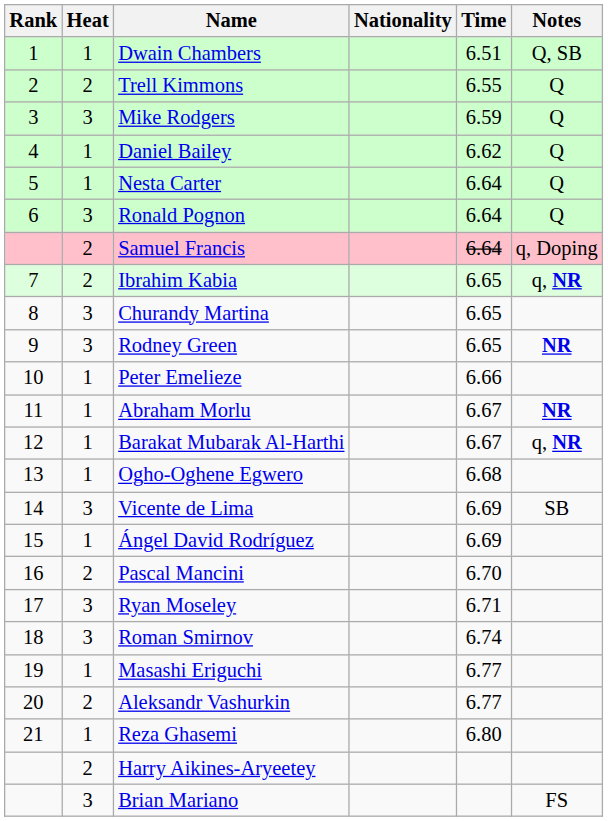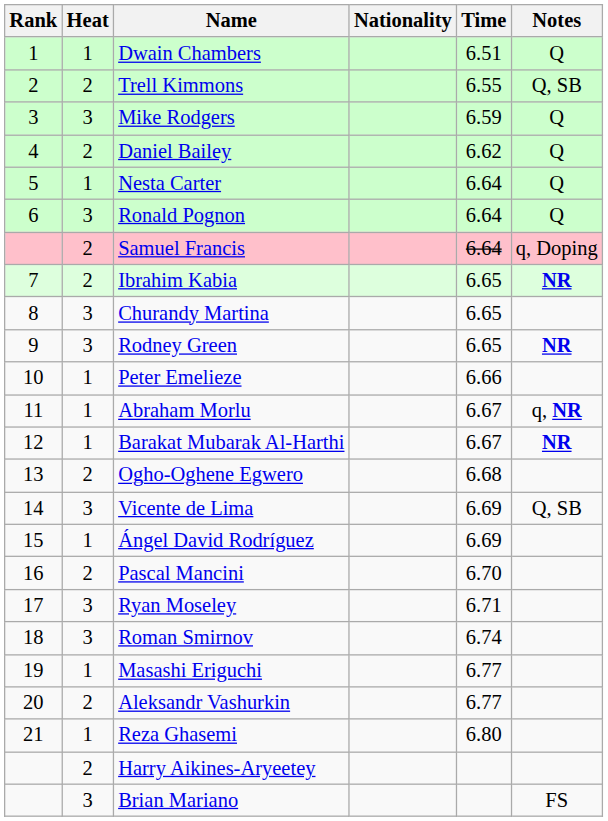(557, 53) Q, SB -> (557, 53) Q
(557, 85) Q -> (557, 85) Q, SB
(88, 150) 1 -> (88, 150) 2
(557, 280) q, NR -> (557, 280) NR
(557, 410) NR -> (557, 410) q, NR
(557, 442) q, NR -> (557, 442) NR
(88, 475) 1 -> (88, 475) 2
(557, 507) SB -> (557, 507) Q, SB
